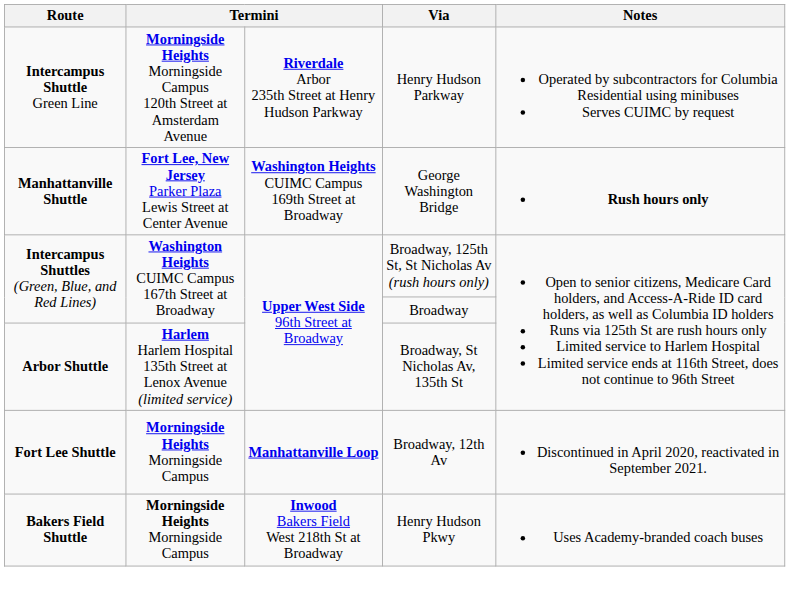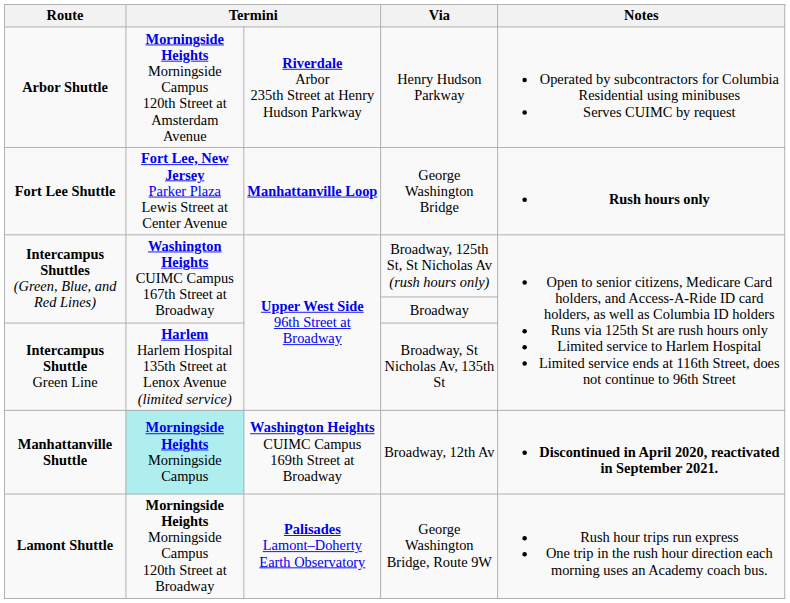(65, 87) Intercampus Shuttle Green Line -> (65, 87) Arbor Shuttle
(65, 191) Manhattanville Shuttle -> (65, 191) Fort Lee Shuttle
(313, 191) Washington Heights CUIMC Campus 169th Street at Broadway -> (312, 191) Manhattanville Loop
(65, 366) Arbor Shuttle -> (65, 366) Intercampus Shuttle Green Line
(65, 452) Fort Lee Shuttle -> (65, 452) Manhattanville Shuttle
(185, 452) no background -> (185, 452) paleturquoise background
(313, 452) Manhattanville Loop -> (312, 452) Washington Heights CUIMC Campus 169th Street at Broadway
(640, 460) normal -> (641, 460) bold
+ row: (439, 546)
- row: (439, 530)
